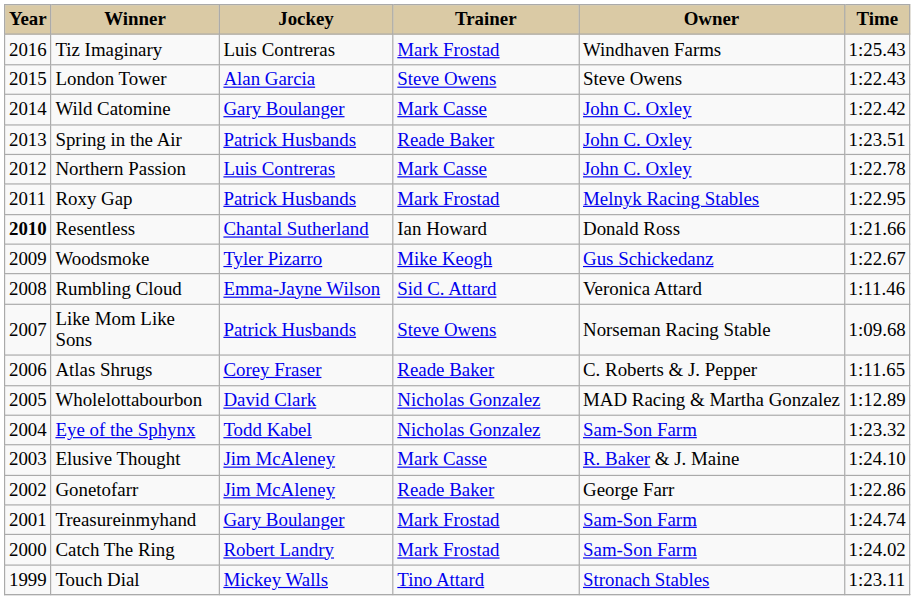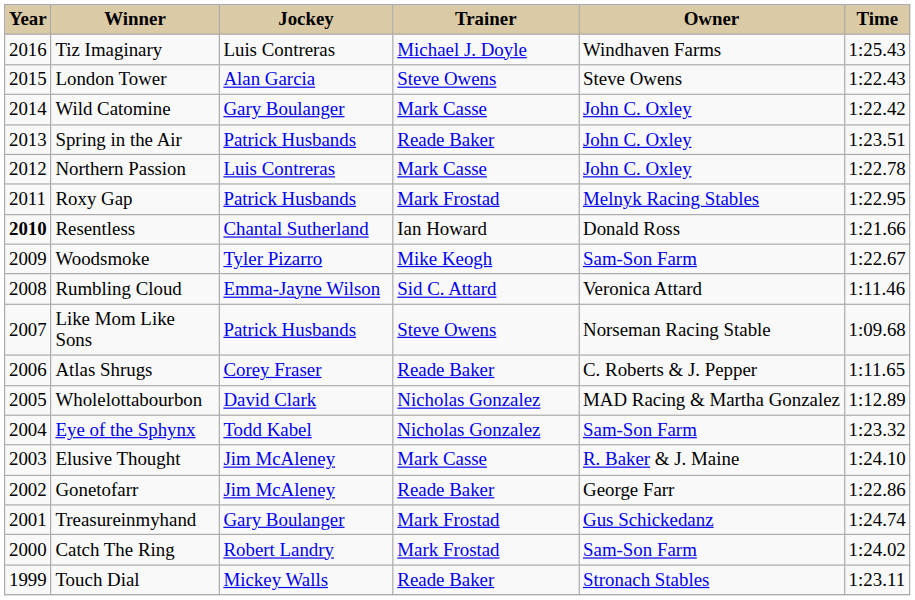(448, 49) Mark Frostad -> (462, 49) Michael J. Doyle
(648, 259) Gus Schickedanz -> (640, 259) Sam-Son Farm
(640, 519) Sam-Son Farm -> (648, 519) Gus Schickedanz
(441, 579) Tino Attard -> (446, 579) Reade Baker
